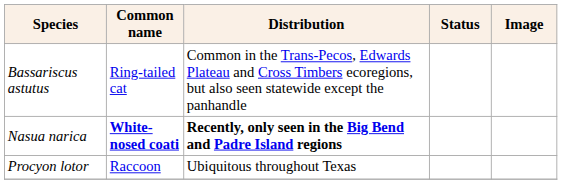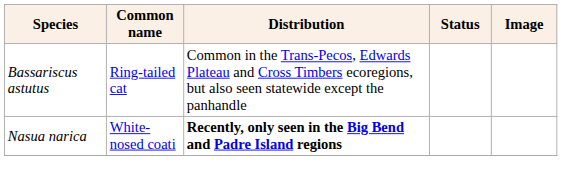(144, 135) bold -> (143, 135) normal
- row: (48, 167)
